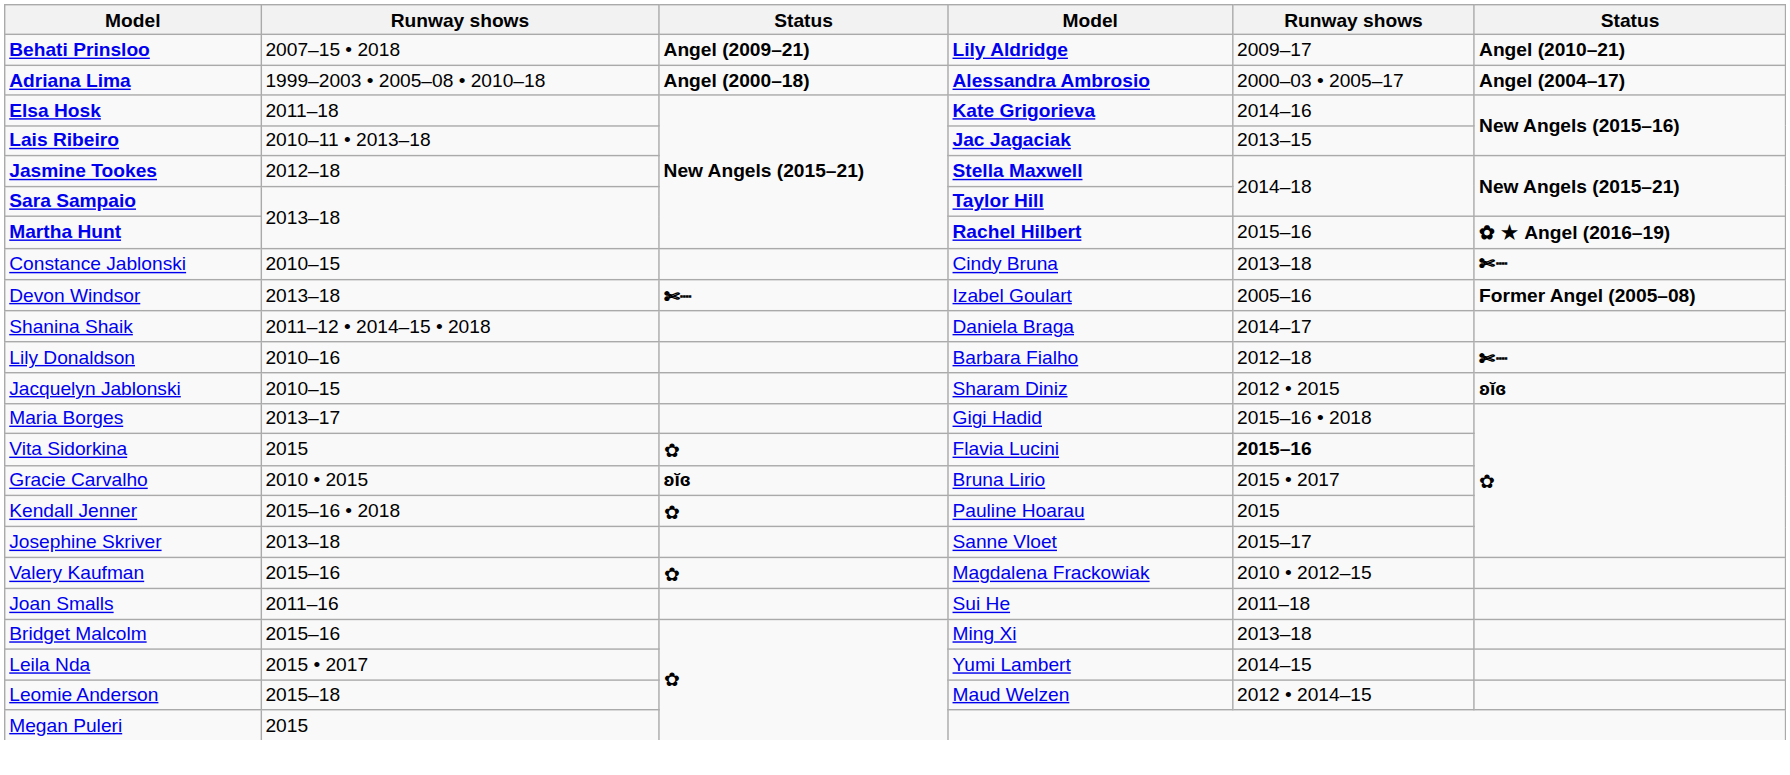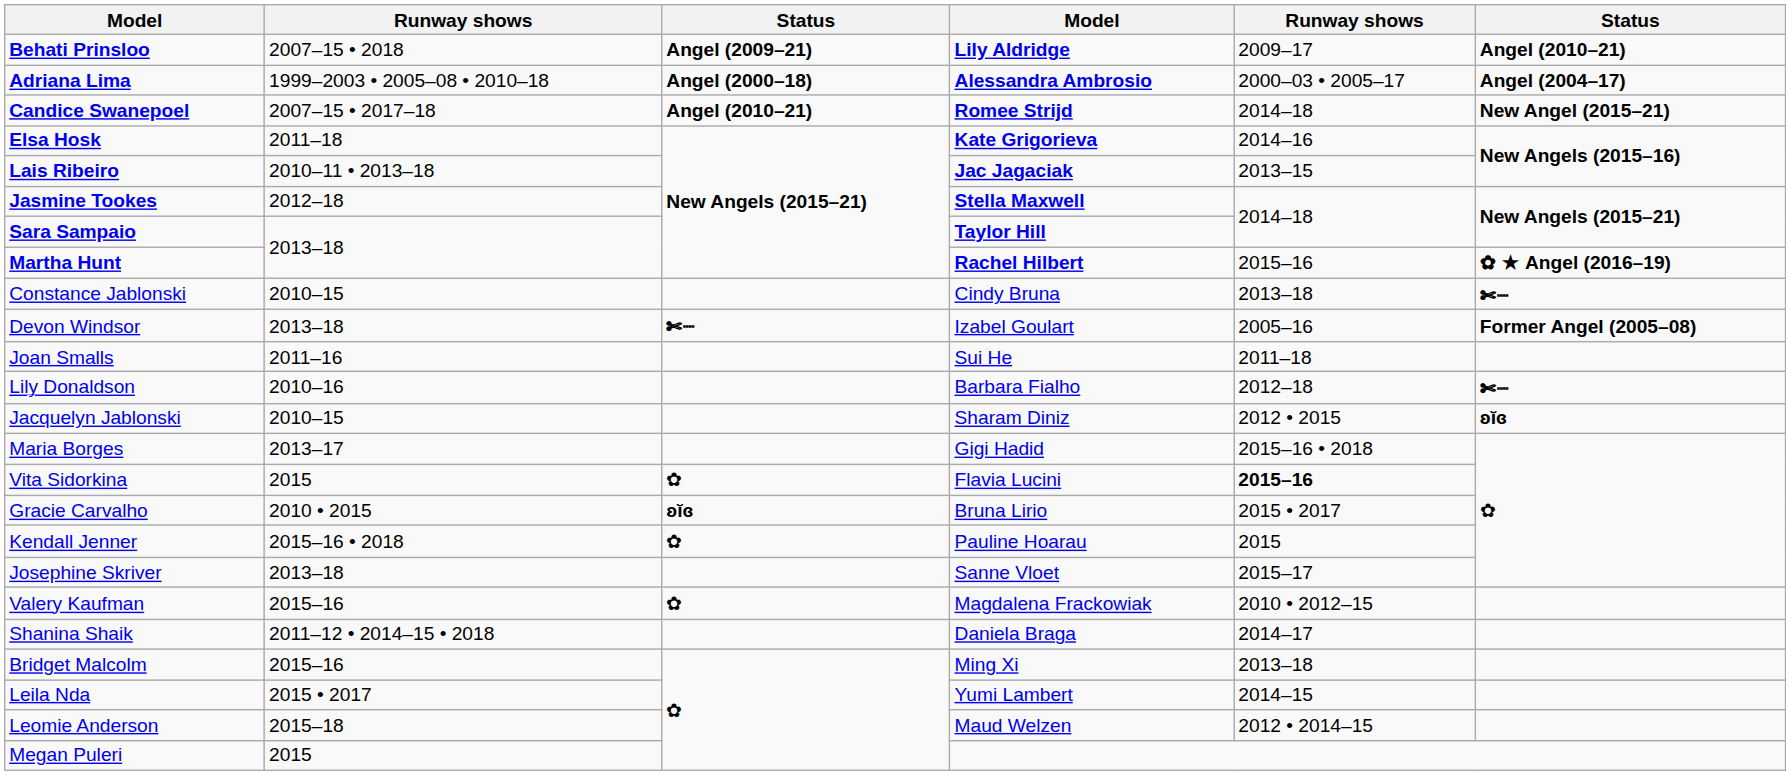+ row: (99, 110)
rows swapped: (61, 604) <-> (71, 326)
